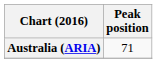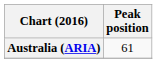(127, 48) 71 -> (127, 48) 61
